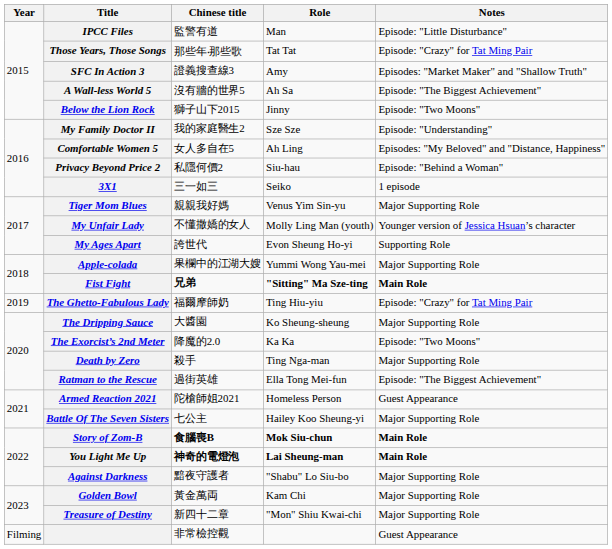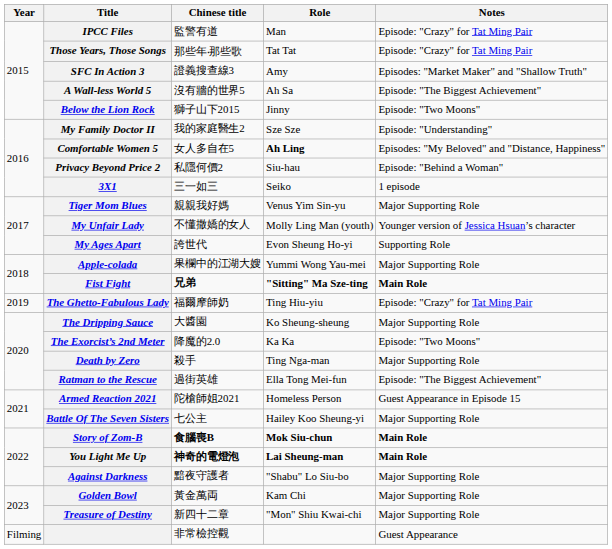(443, 31) Episode: "Little Disturbance" -> (455, 31) Episode: "Crazy" for Tat Ming Pair
(284, 148) normal -> (285, 148) bold
(418, 399) Guest Appearance -> (449, 399) Guest Appearance in Episode 15
